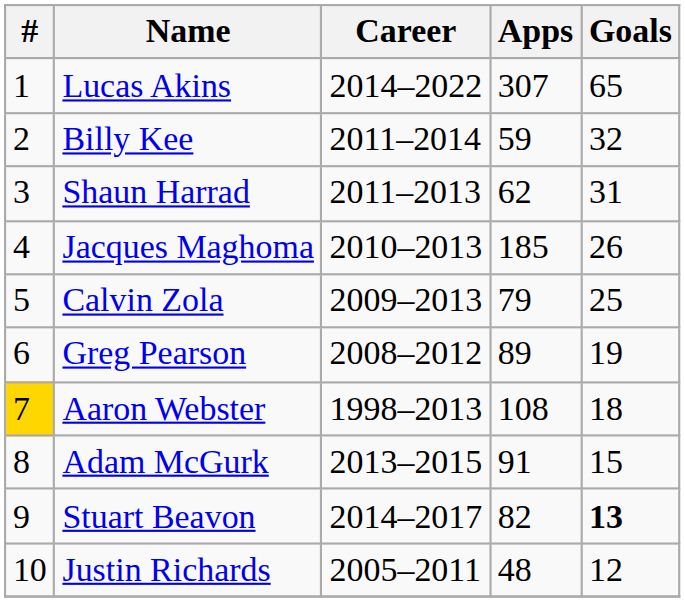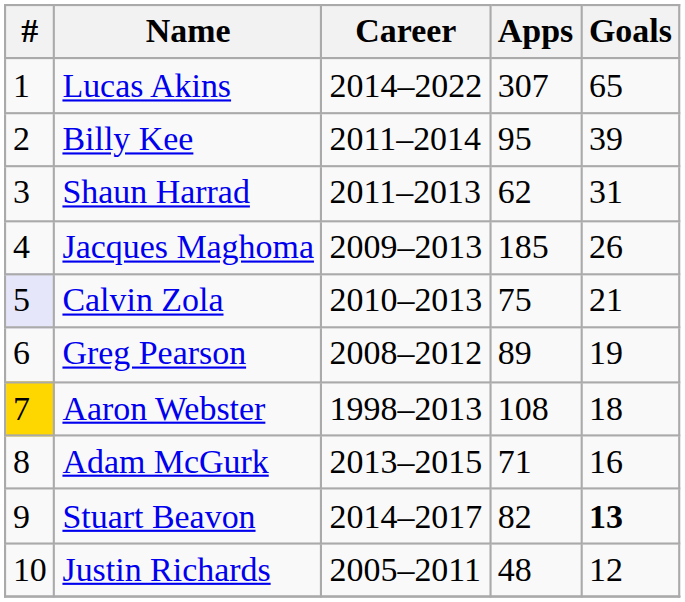(515, 138) 59 -> (515, 138) 95
(606, 138) 32 -> (606, 138) 39
(406, 246) 2010–2013 -> (406, 246) 2009–2013
(21, 300) no background -> (21, 300) lavender background
(406, 300) 2009–2013 -> (406, 300) 2010–2013
(515, 300) 79 -> (515, 300) 75
(606, 300) 25 -> (606, 300) 21
(515, 461) 91 -> (515, 461) 71
(606, 461) 15 -> (606, 461) 16
